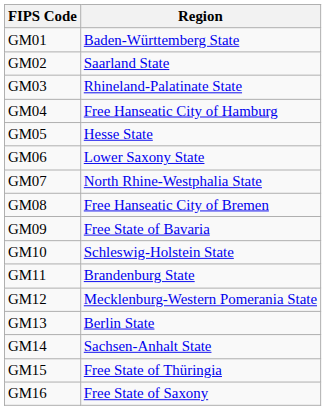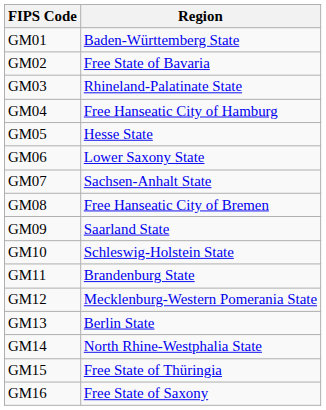(127, 63) Saarland State -> (147, 63) Free State of Bavaria
(173, 181) North Rhine-Westphalia State -> (148, 181) Sachsen-Anhalt State
(147, 228) Free State of Bavaria -> (127, 228) Saarland State
(148, 346) Sachsen-Anhalt State -> (173, 346) North Rhine-Westphalia State
